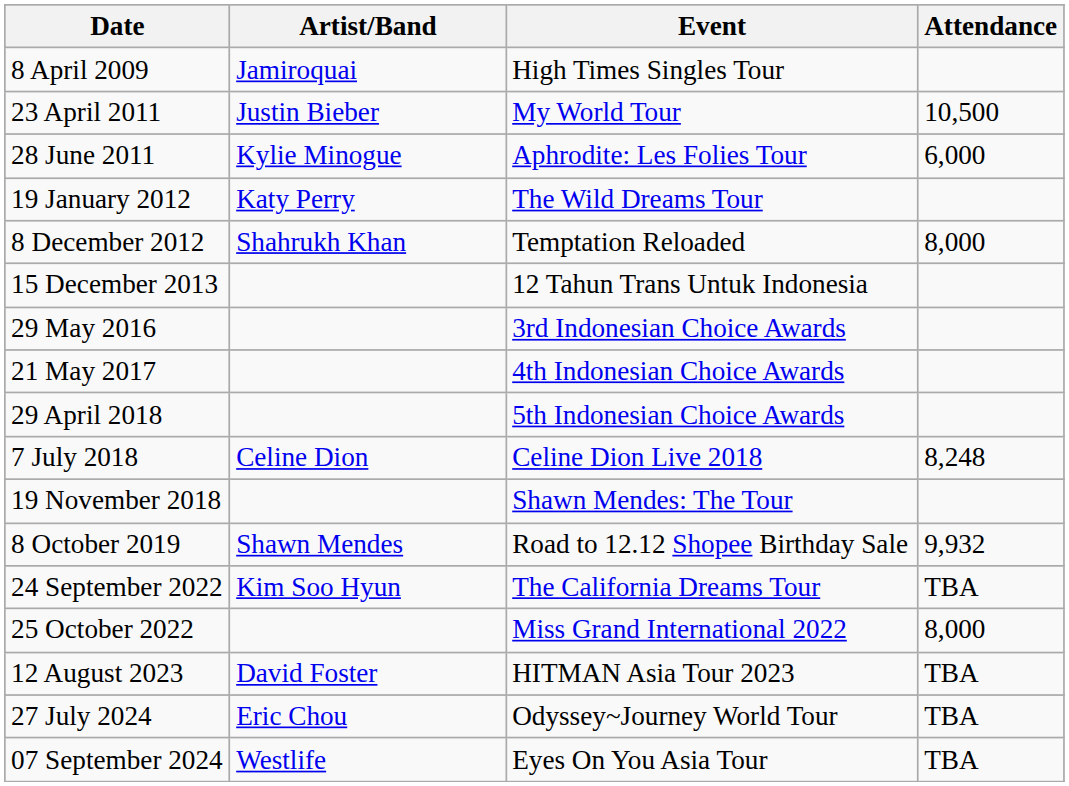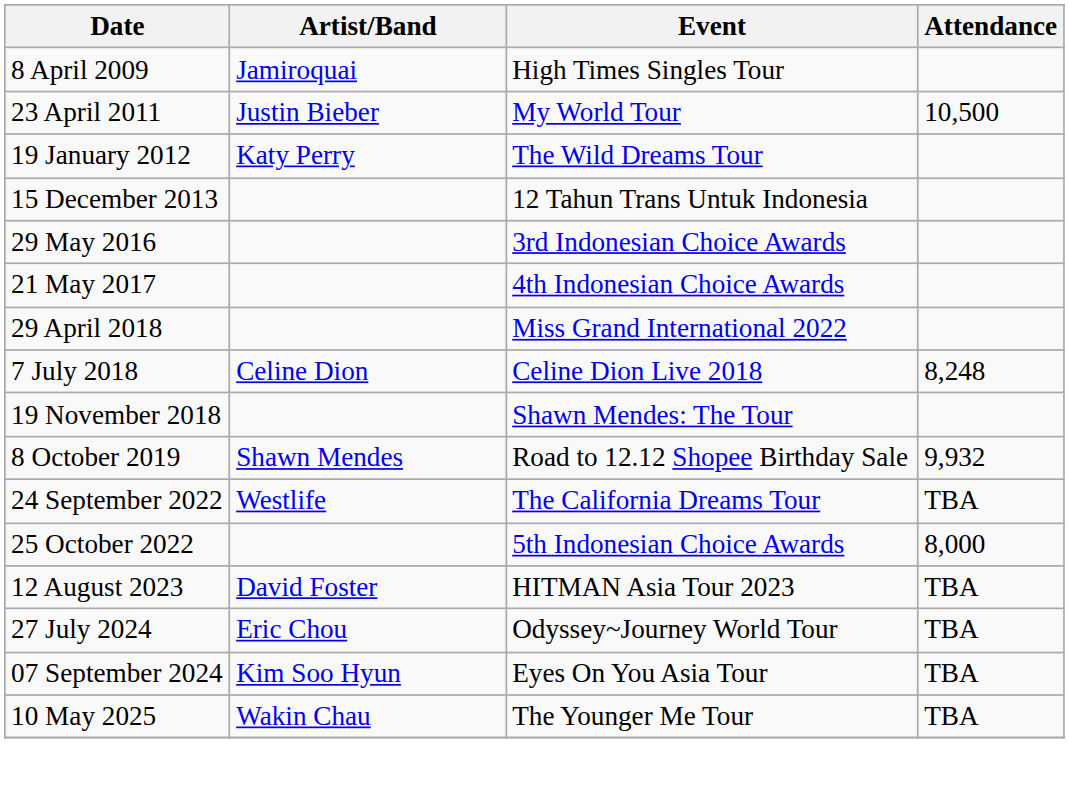- row: (83, 155)
- row: (108, 241)
(678, 414) 5th Indonesian Choice Awards -> (680, 328) Miss Grand International 2022
(319, 586) Kim Soo Hyun -> (281, 500) Westlife
(680, 629) Miss Grand International 2022 -> (678, 543) 5th Indonesian Choice Awards
(281, 759) Westlife -> (319, 673) Kim Soo Hyun
+ row: (84, 716)
